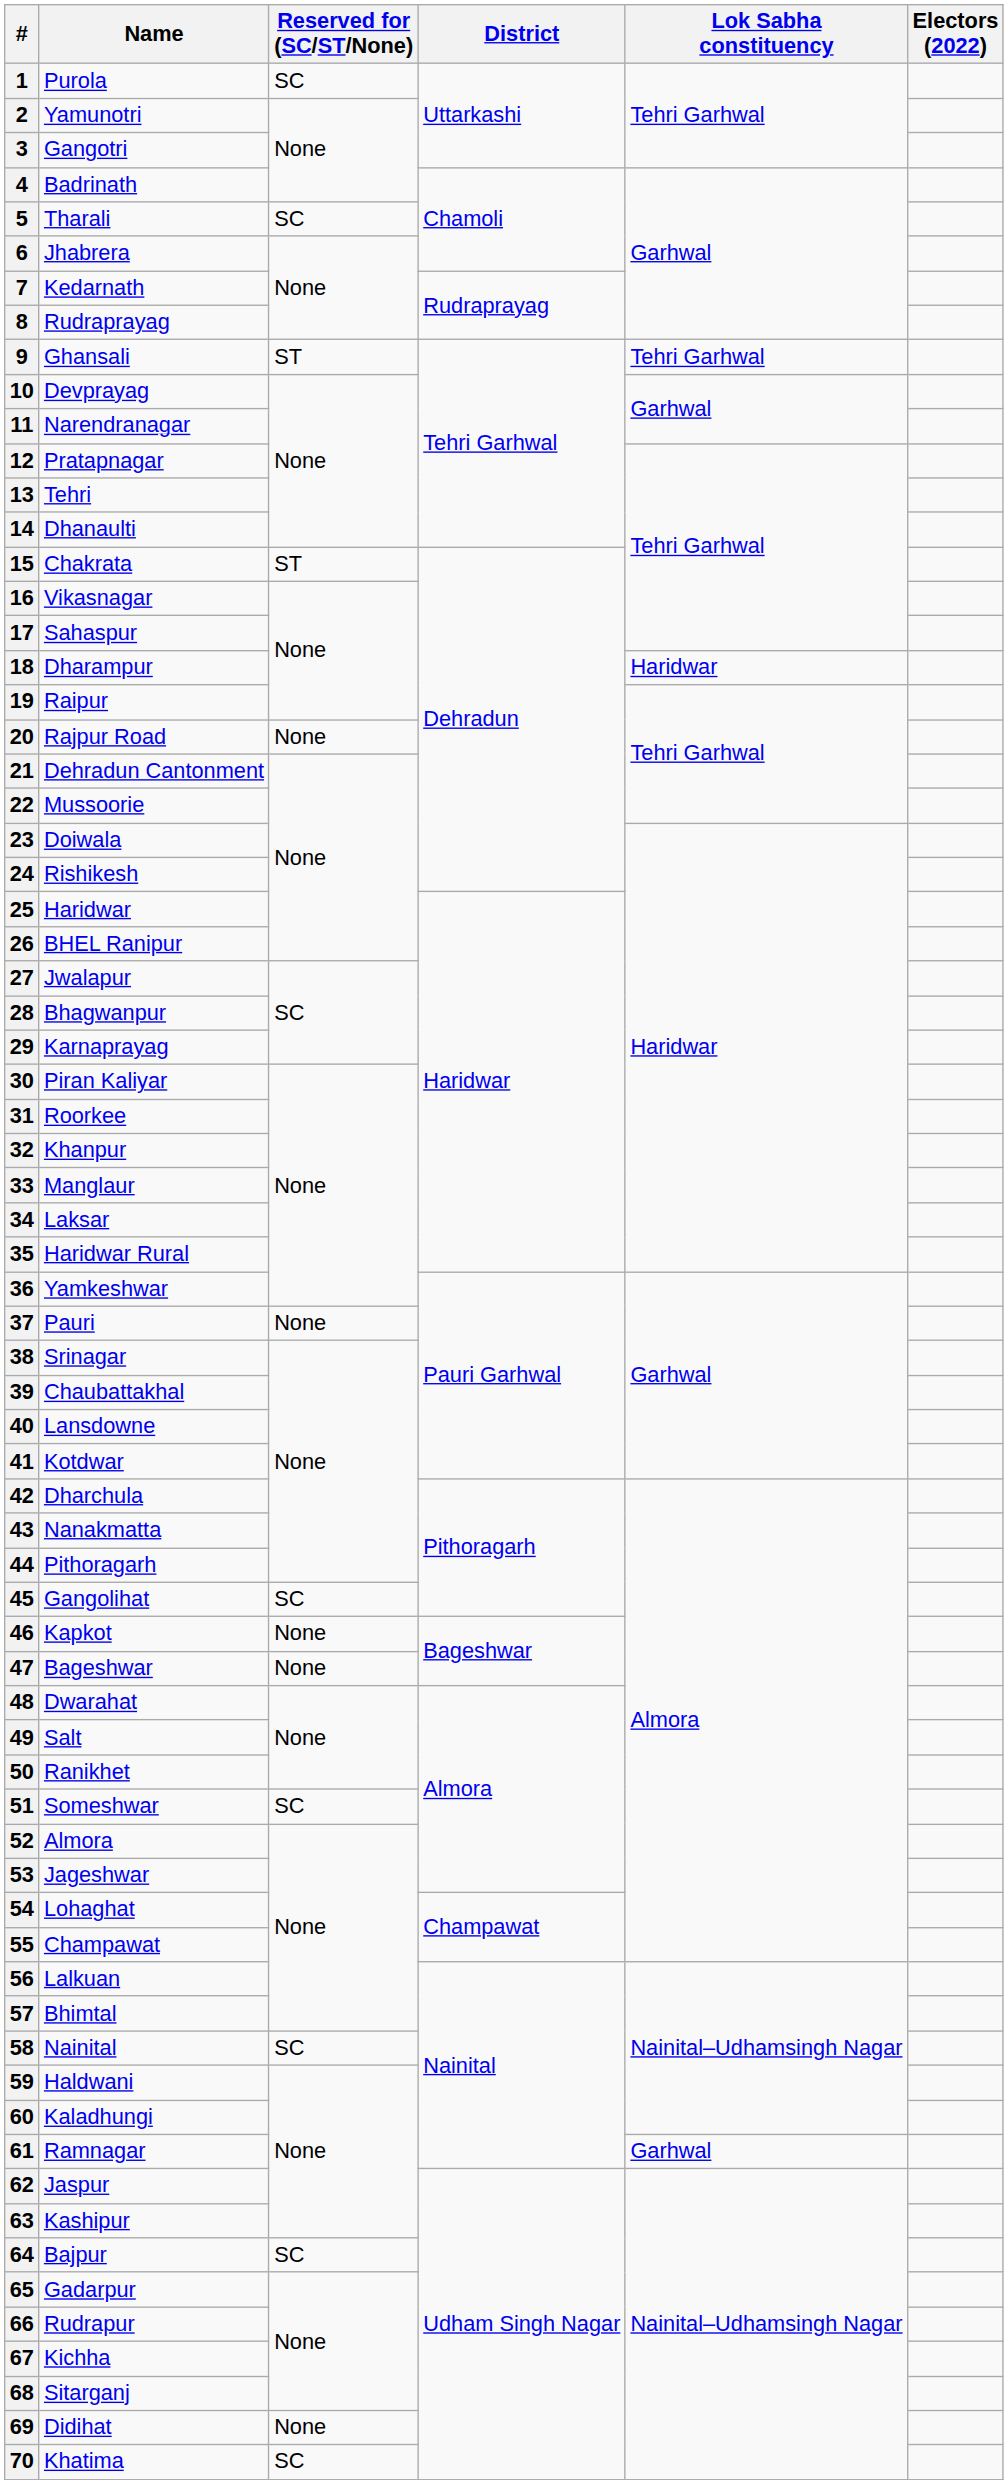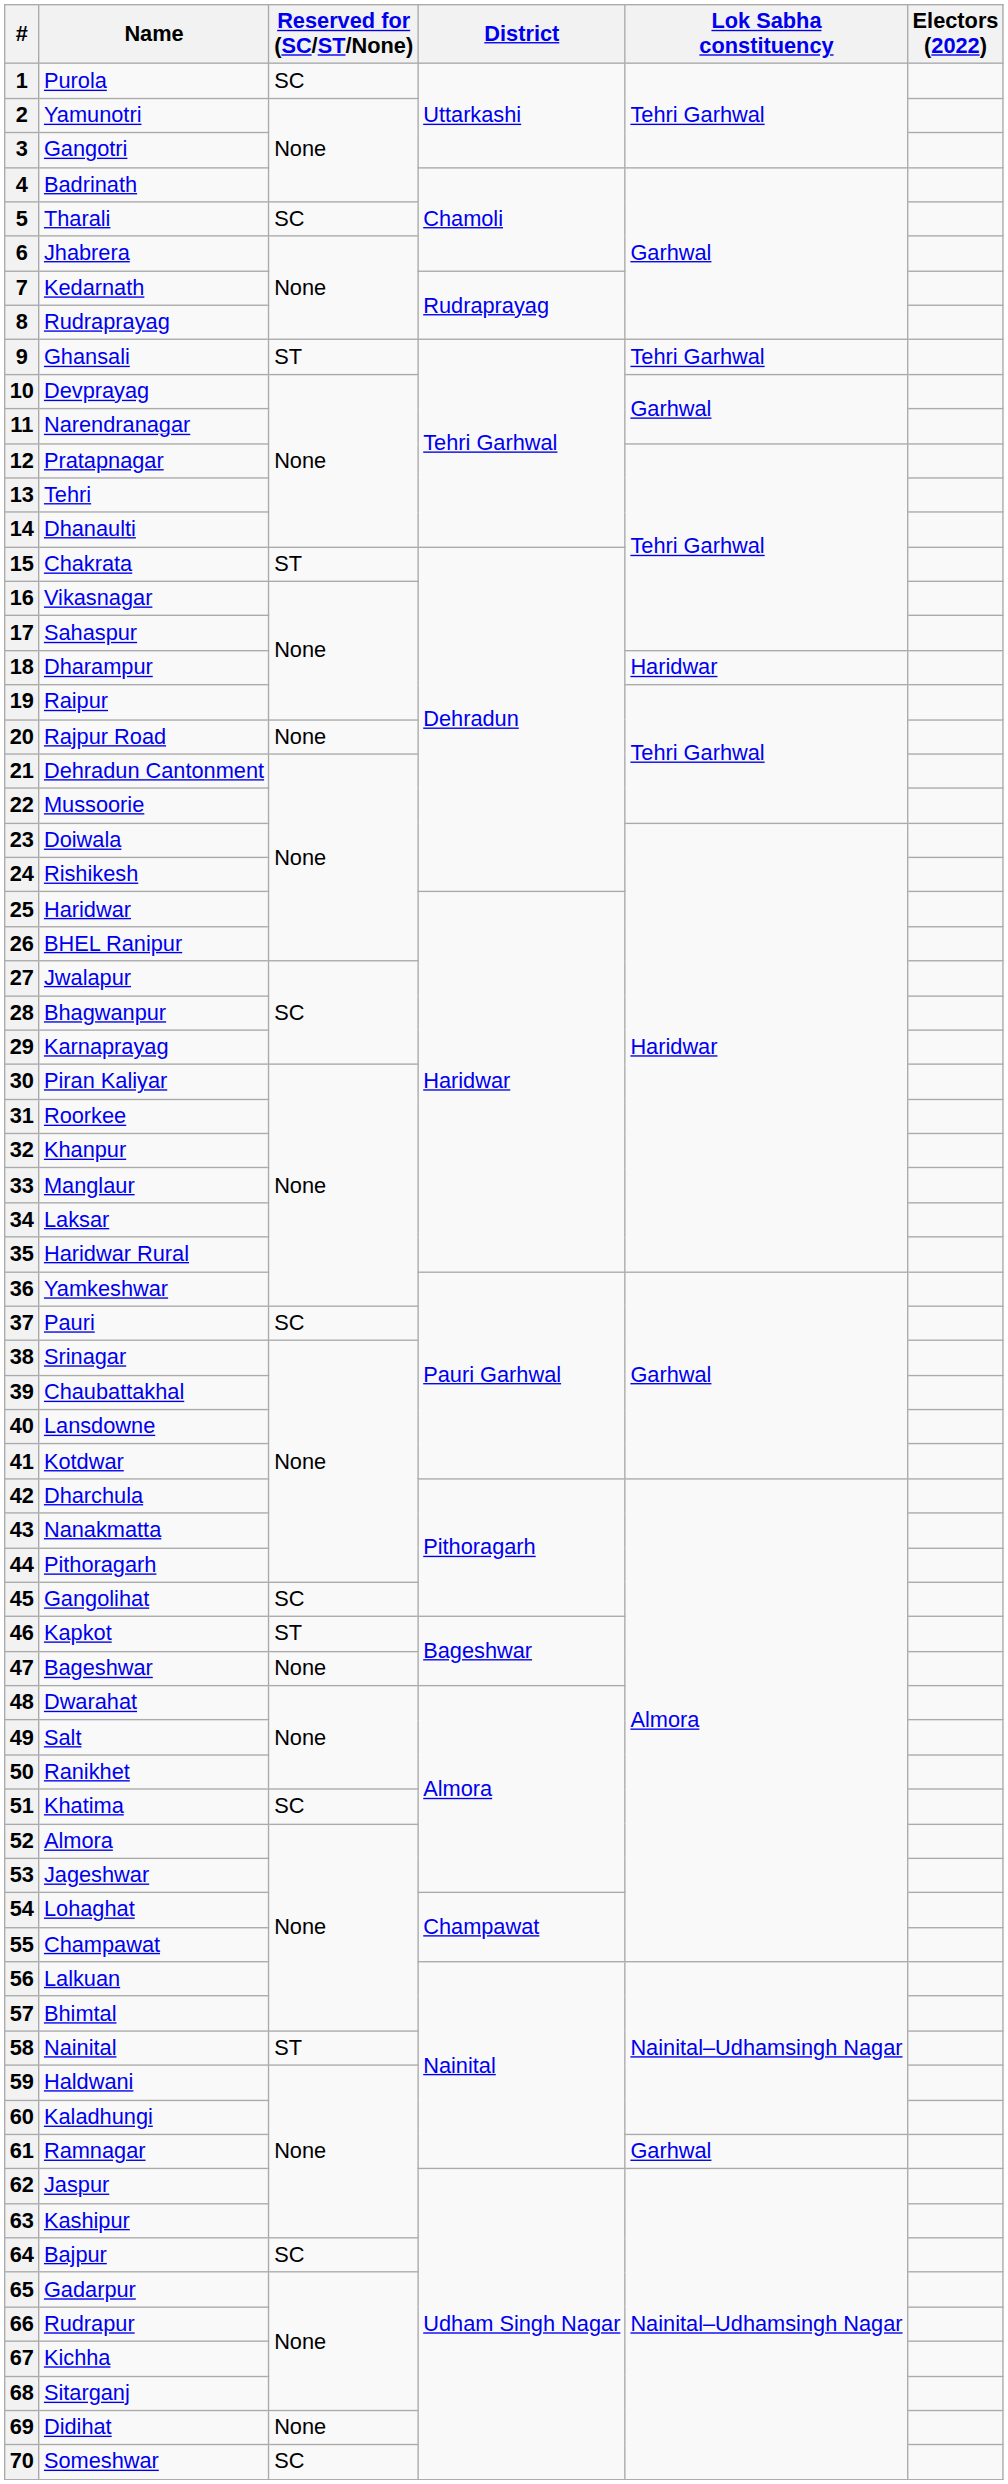(300, 1323) None -> (289, 1323) SC
(300, 1633) None -> (288, 1633) ST
(101, 1806) Someshwar -> (84, 1806) Khatima
(289, 2047) SC -> (288, 2047) ST
(84, 2461) Khatima -> (101, 2461) Someshwar
